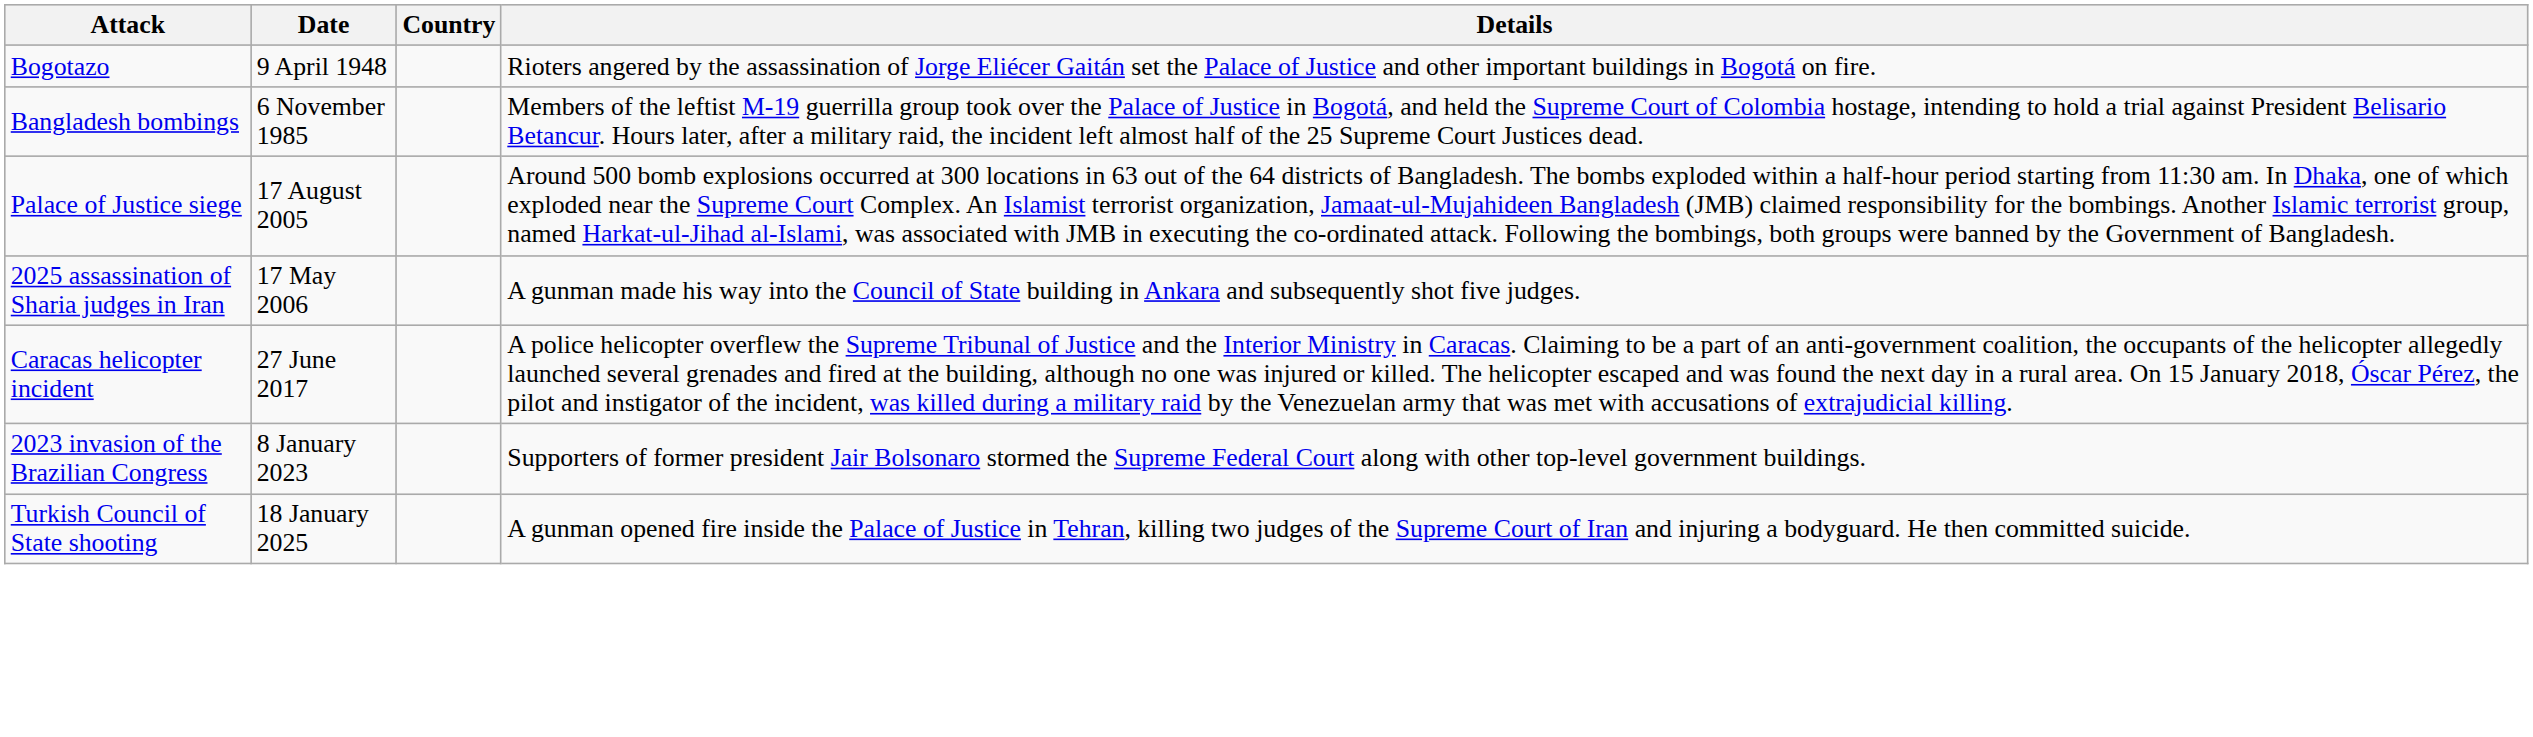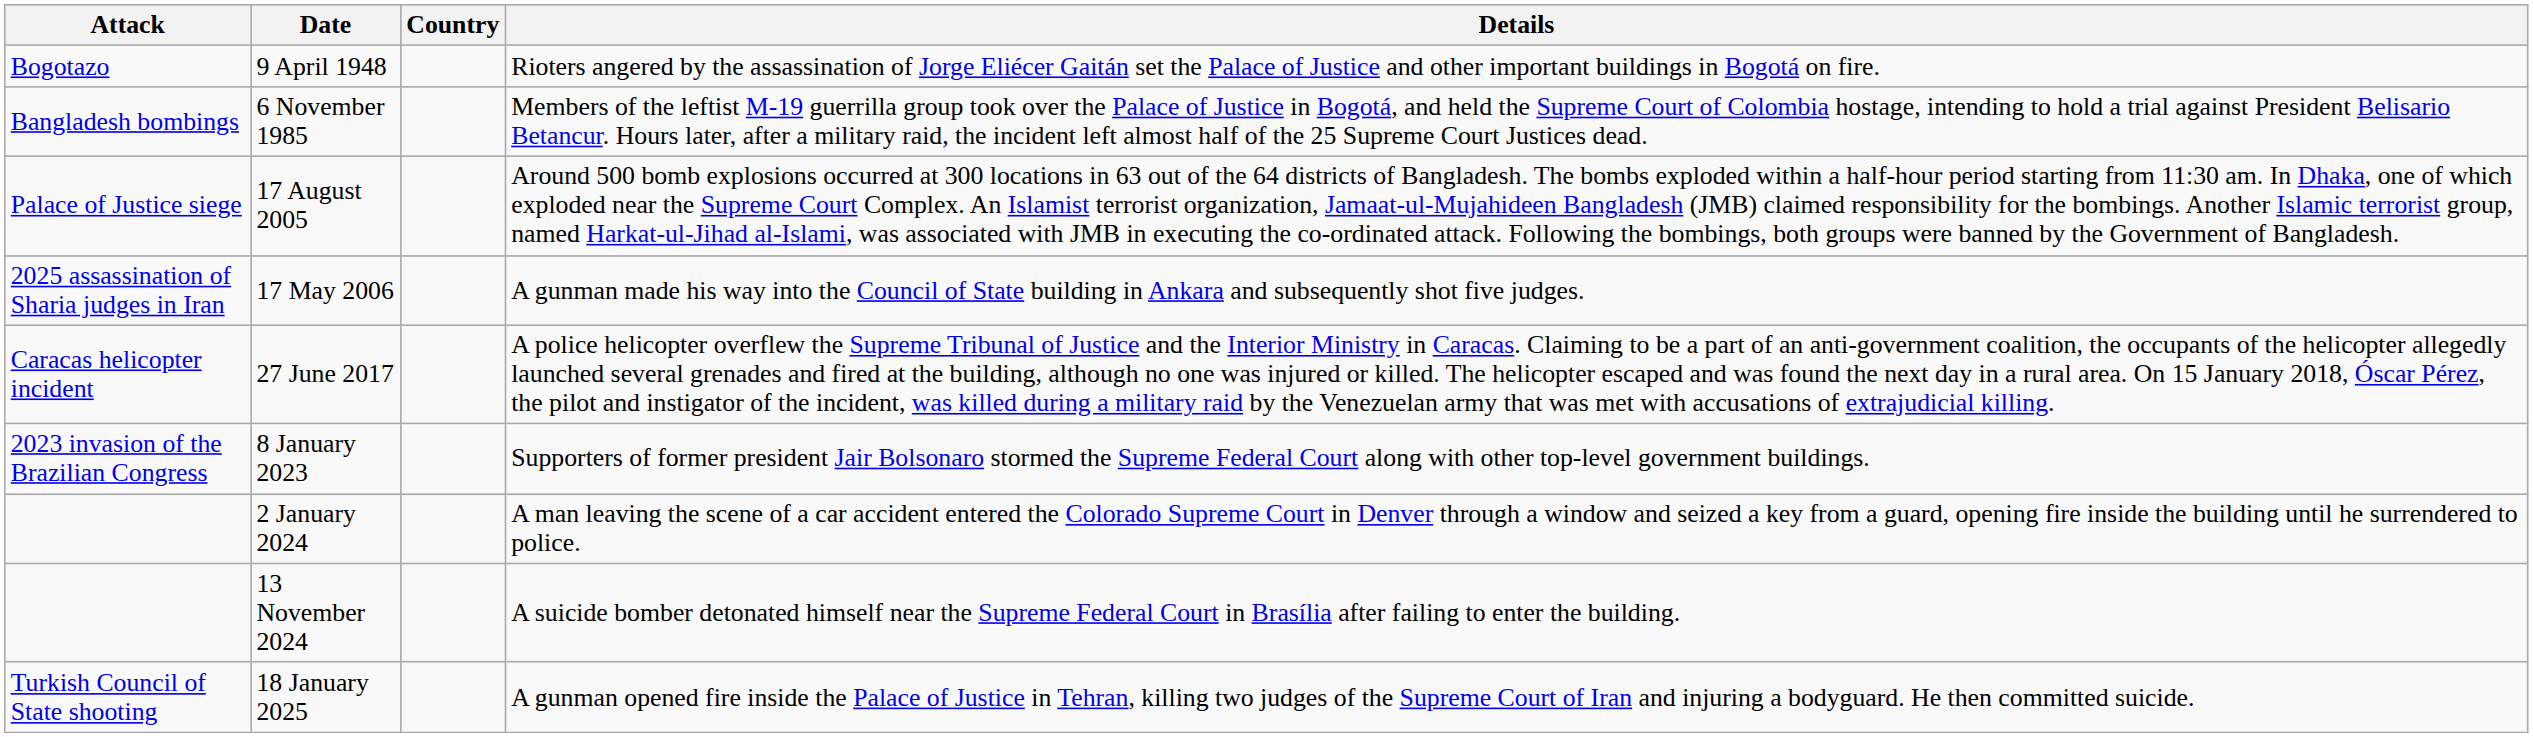+ row: (306, 528)
+ row: (311, 612)
